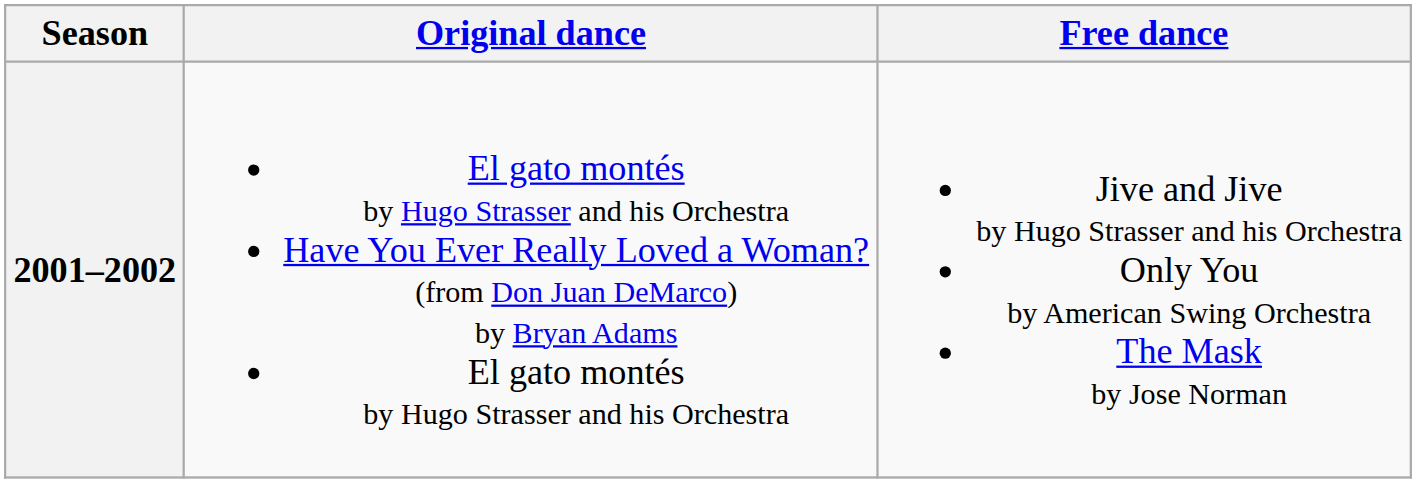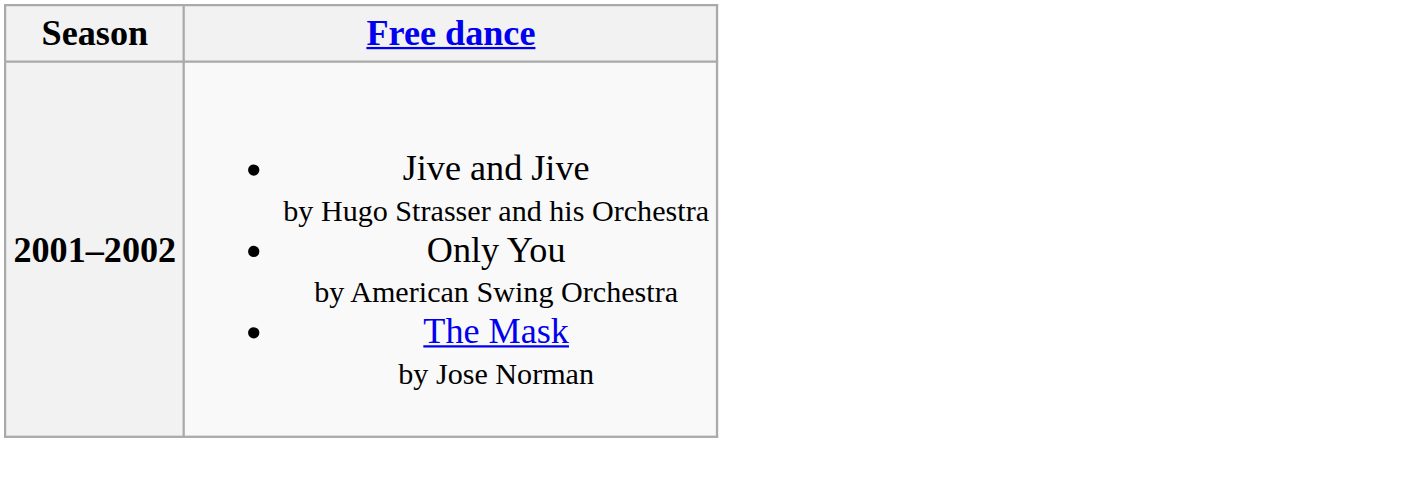- column: (531, 33)
